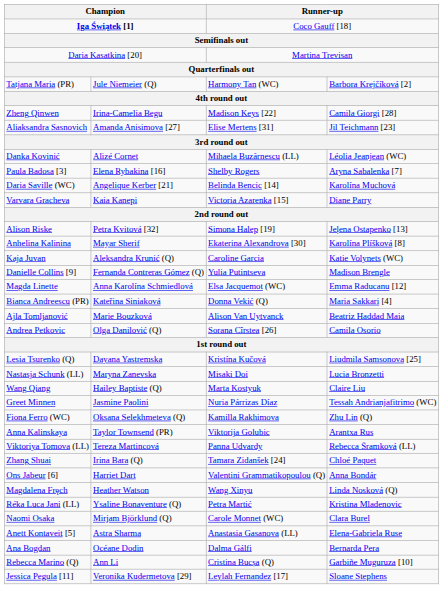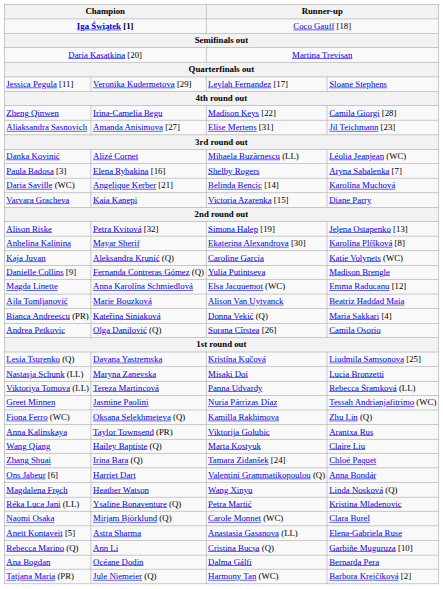rows swapped: (40, 577) <-> (40, 84)
rows swapped: (48, 301) <-> (37, 316)
rows swapped: (28, 388) <-> (48, 446)
rows swapped: (42, 562) <-> (28, 548)
